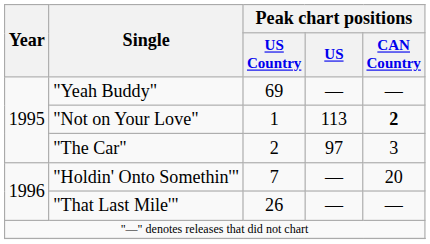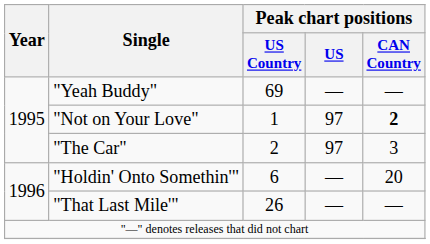(334, 119) 113 -> (334, 119) 97
(274, 176) 7 -> (274, 176) 6
